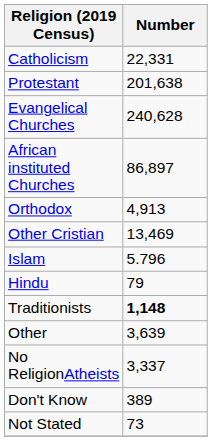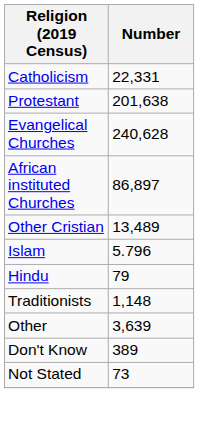- row: (40, 209)
(150, 234) 13,469 -> (136, 227) 13,489
(146, 308) bold -> (132, 301) normal
- row: (64, 366)
